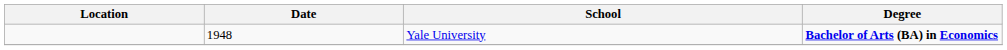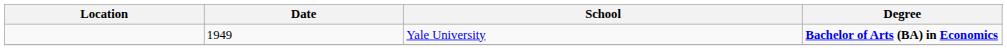(219, 34) 1948 -> (219, 34) 1949
